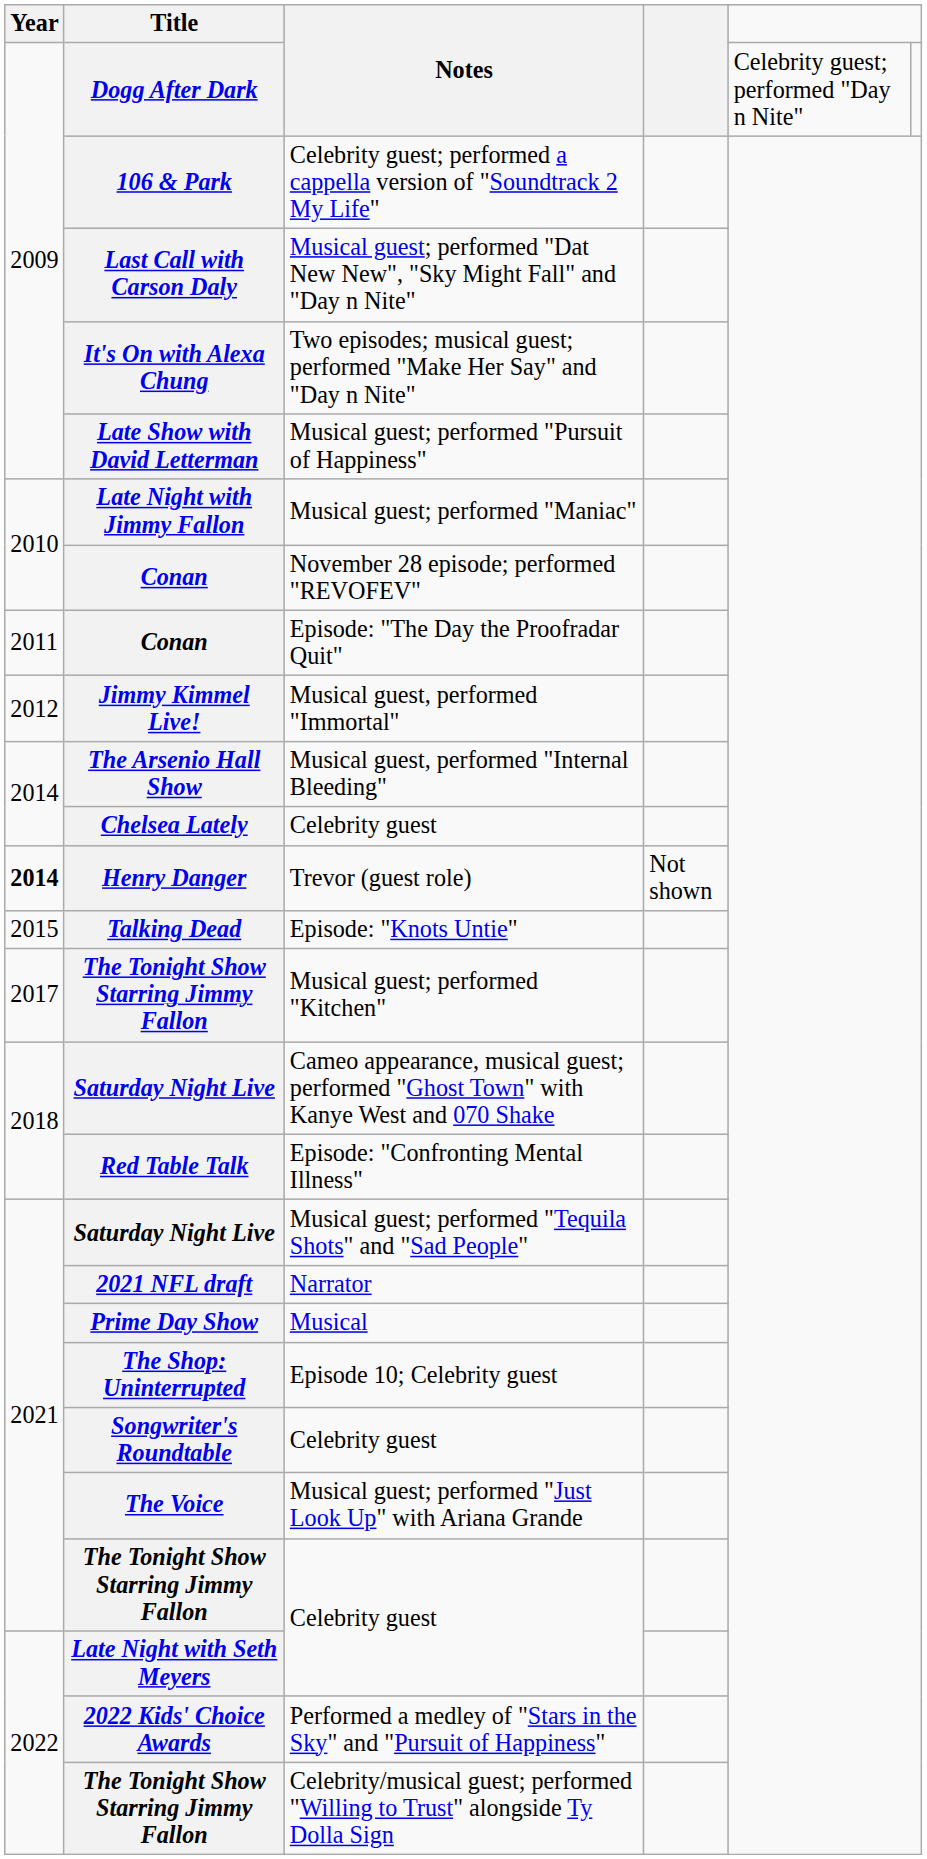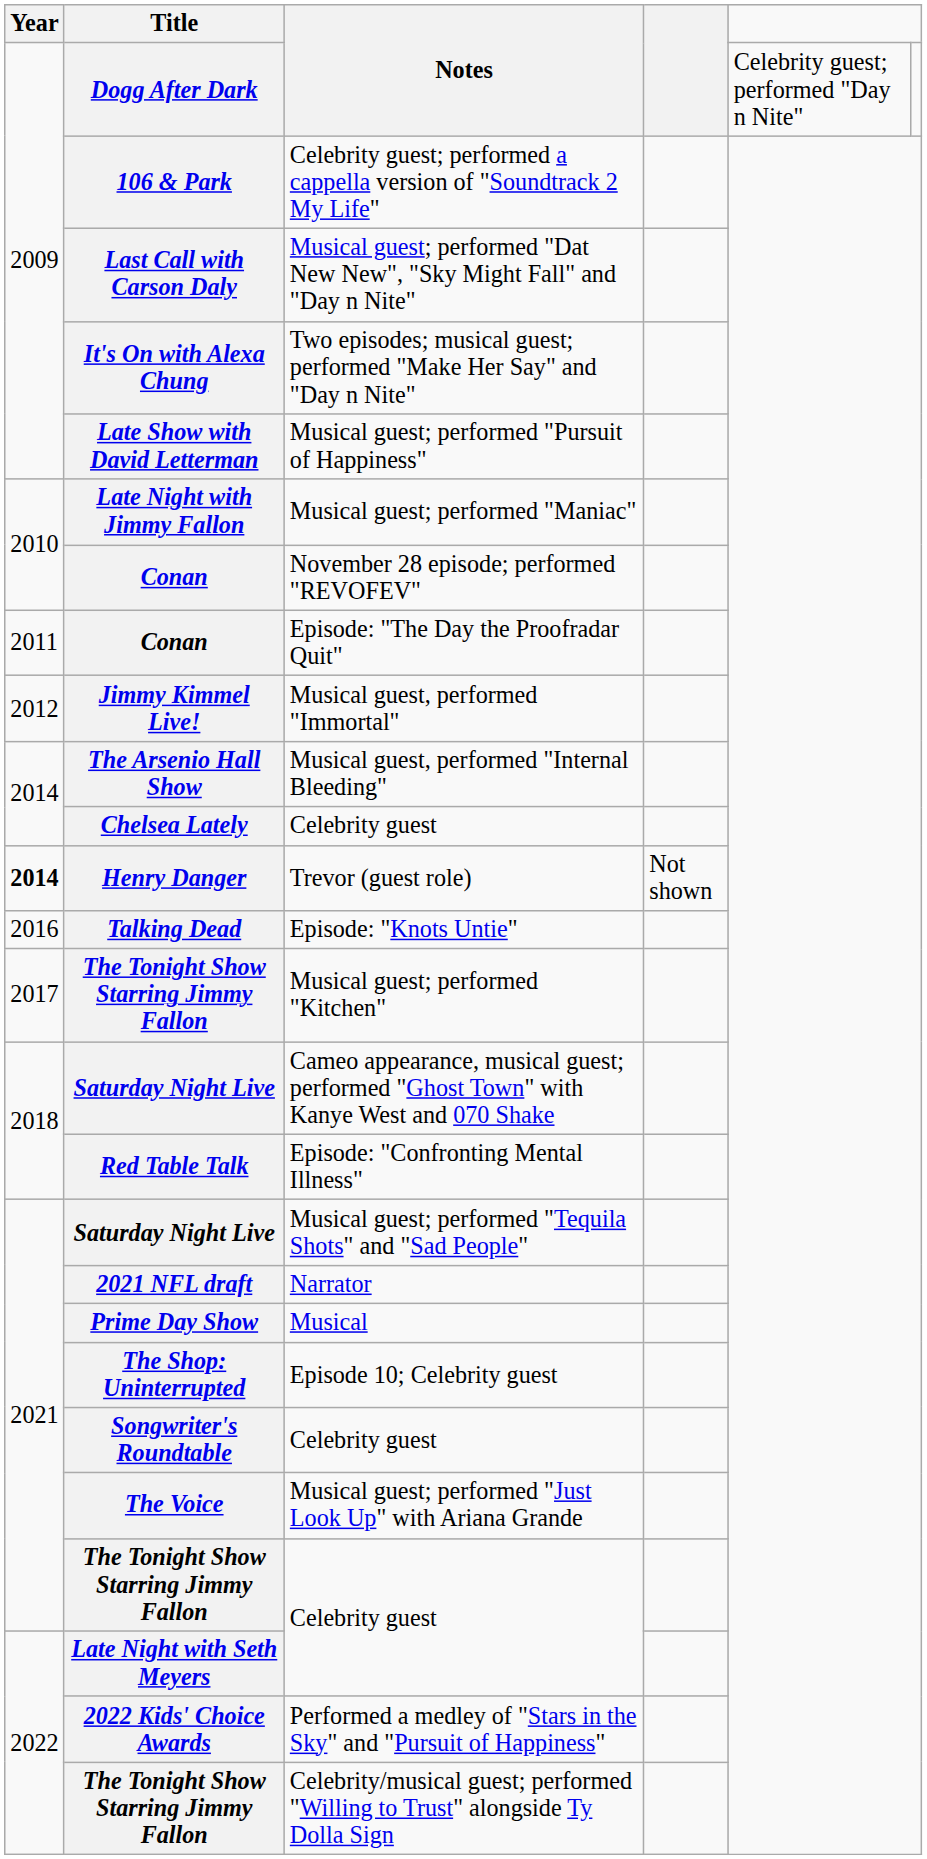(34, 929) 2015 -> (34, 929) 2016
